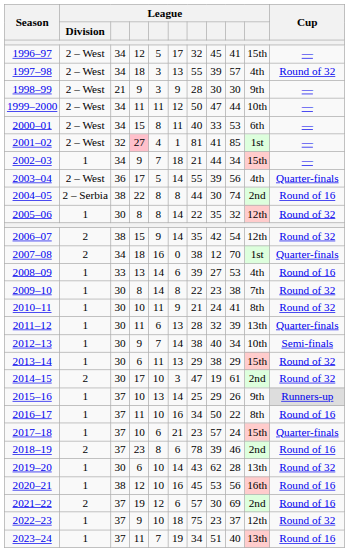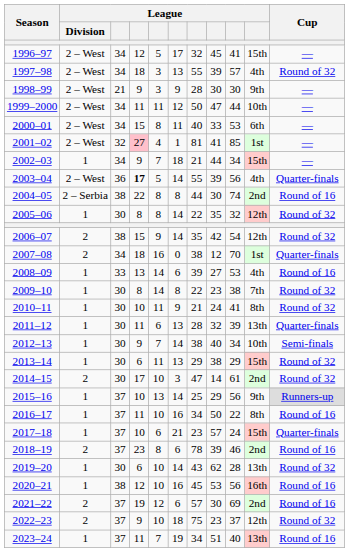(139, 178) normal -> (139, 178) bold
(216, 378) 19 -> (216, 378) 14
(235, 396) 26 -> (235, 396) 56
(85, 521) 1 -> (85, 521) 2
